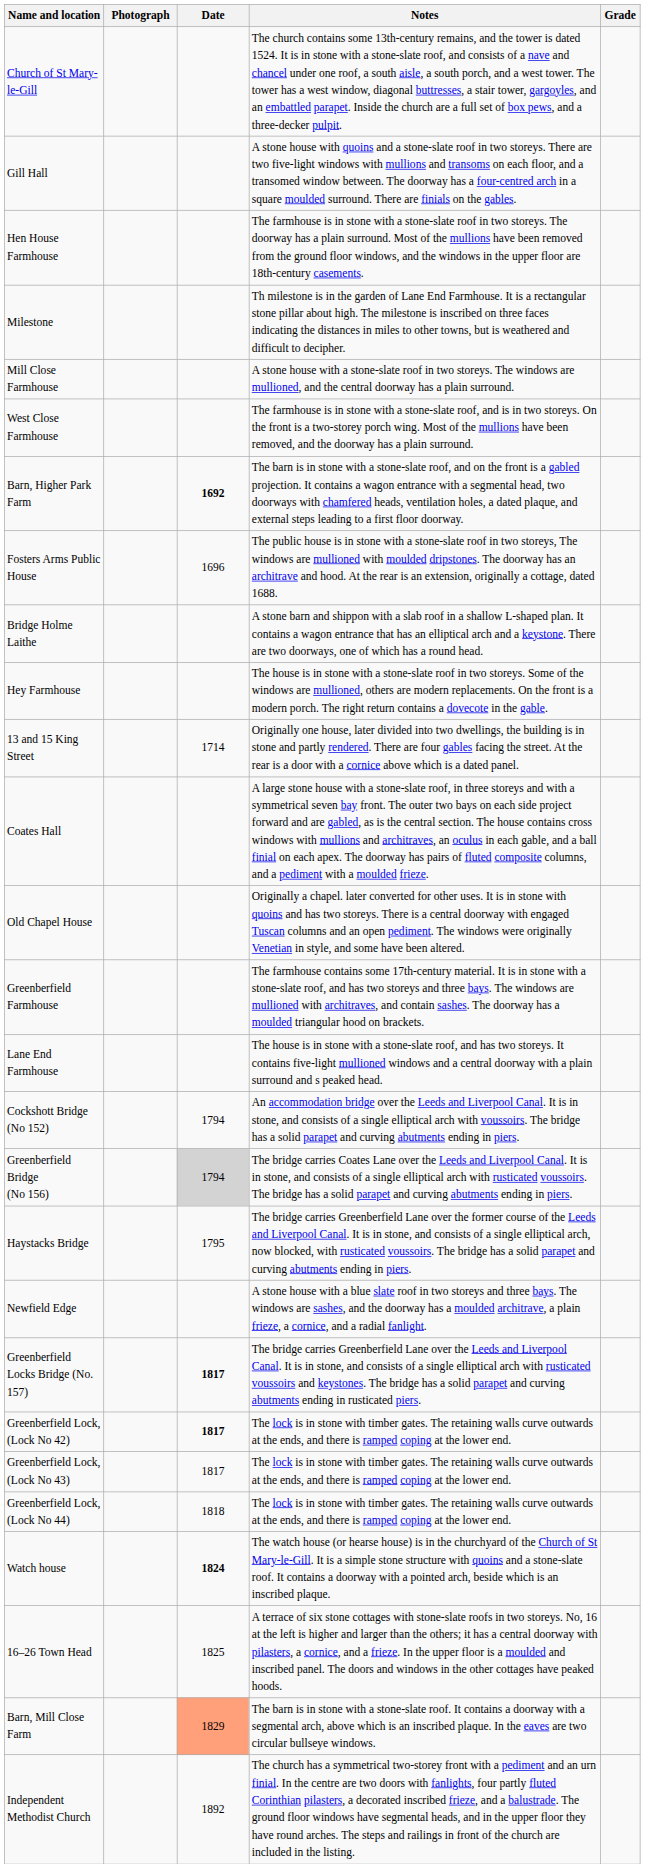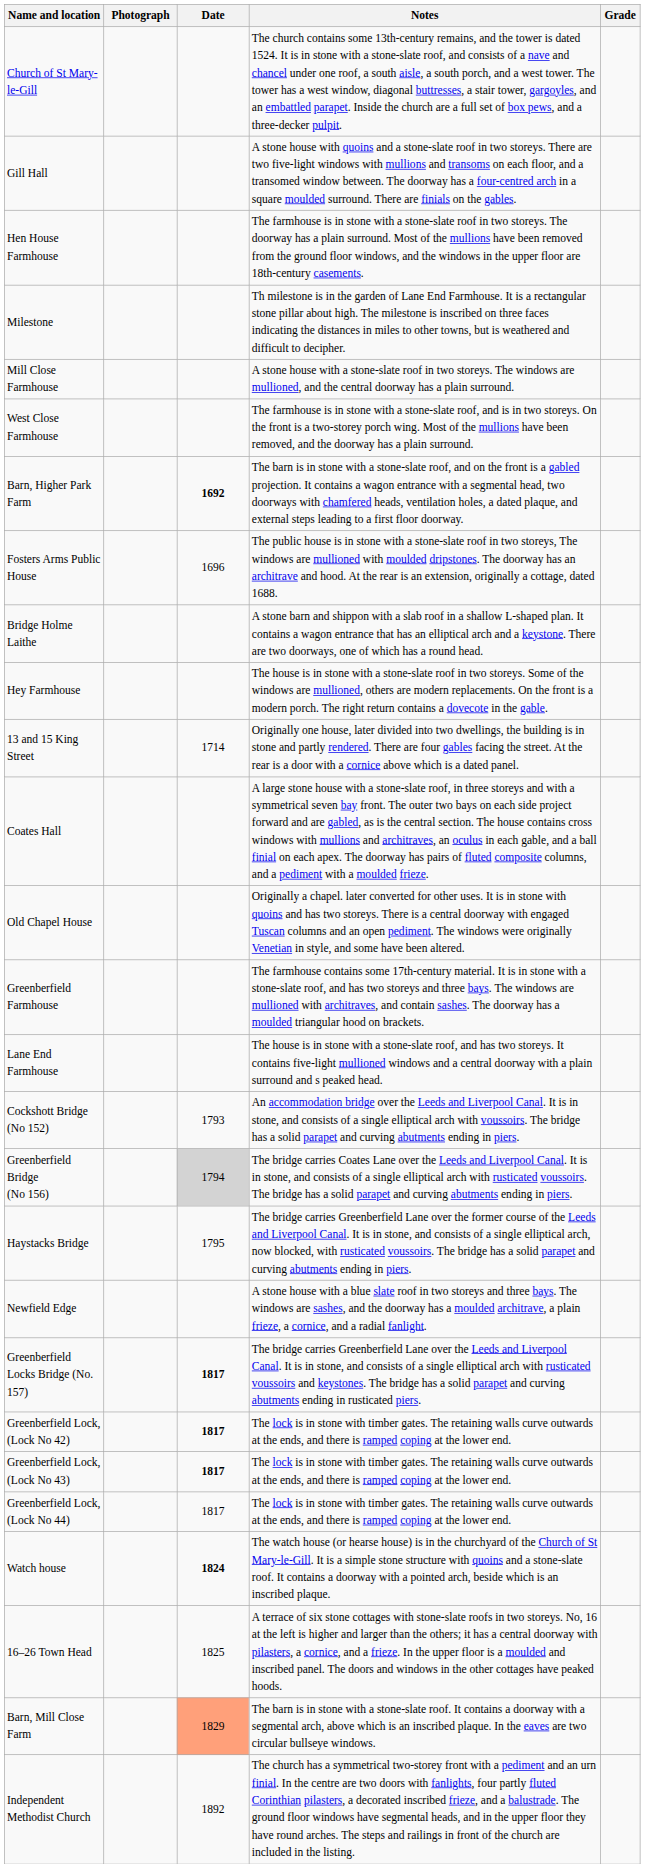(213, 1120) 1794 -> (213, 1120) 1793
(213, 1471) normal -> (213, 1471) bold
(213, 1511) 1818 -> (213, 1511) 1817
